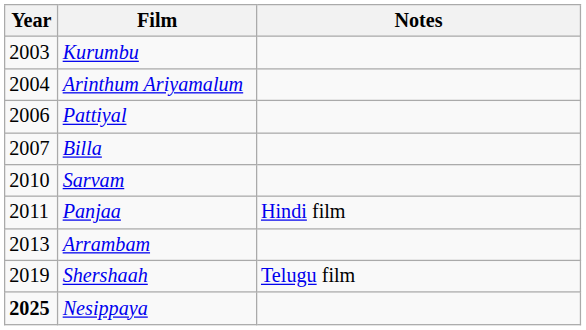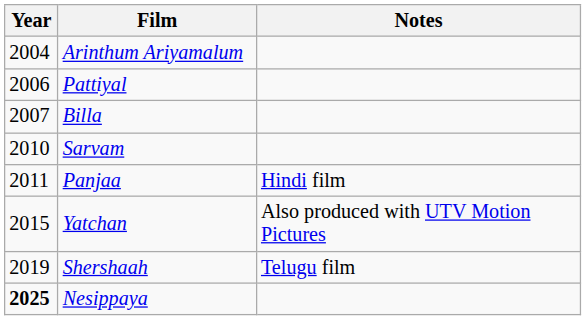- row: (101, 52)
- row: (106, 244)
+ row: (95, 223)
